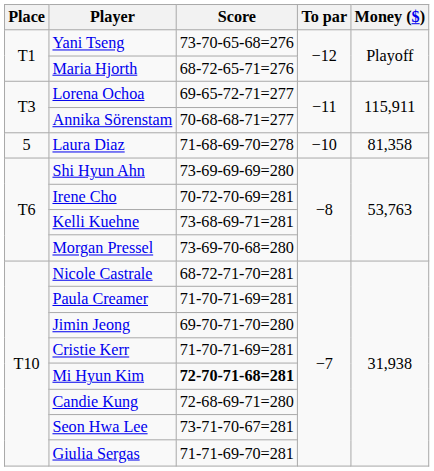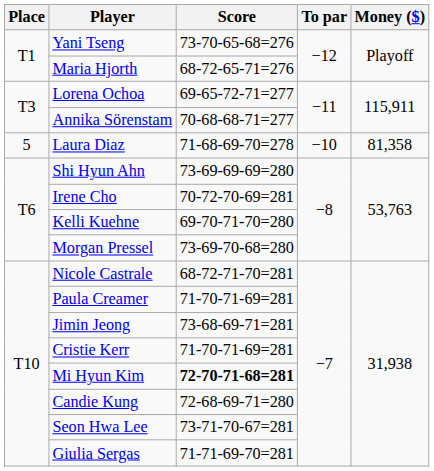(237, 222) 73-68-69-71=281 -> (237, 222) 69-70-71-70=280
(237, 324) 69-70-71-70=280 -> (237, 324) 73-68-69-71=281
